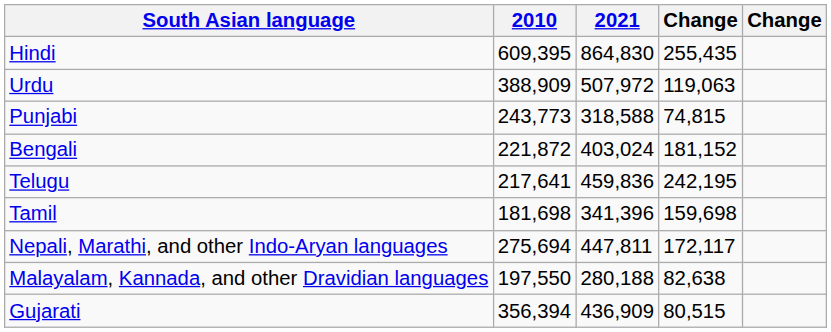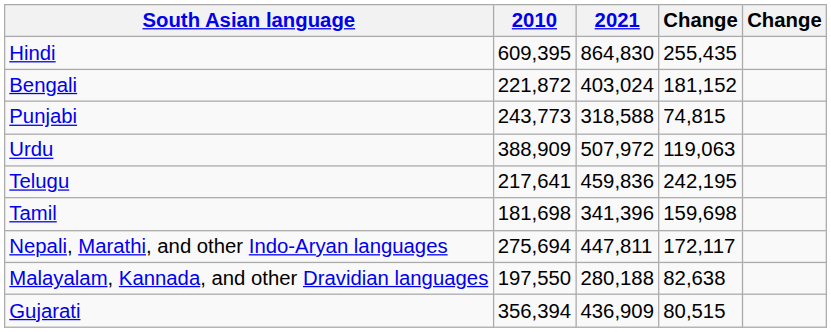rows swapped: (31, 85) <-> (43, 149)
